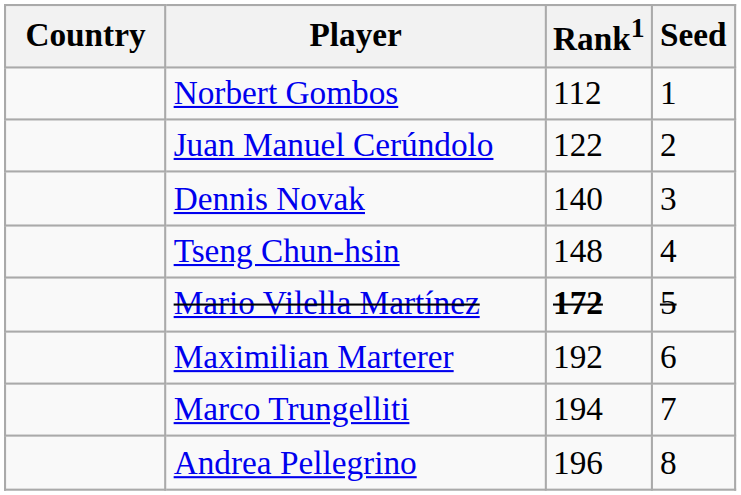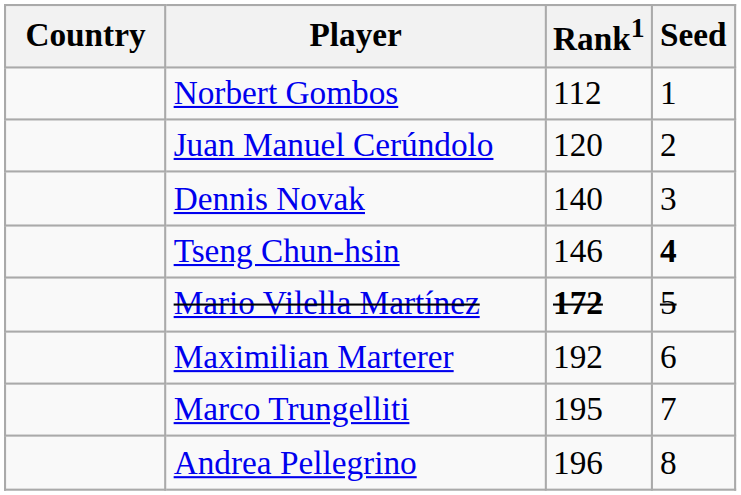(578, 145) 122 -> (578, 145) 120
(578, 251) 148 -> (578, 251) 146
(668, 251) normal -> (668, 251) bold
(578, 409) 194 -> (578, 409) 195
